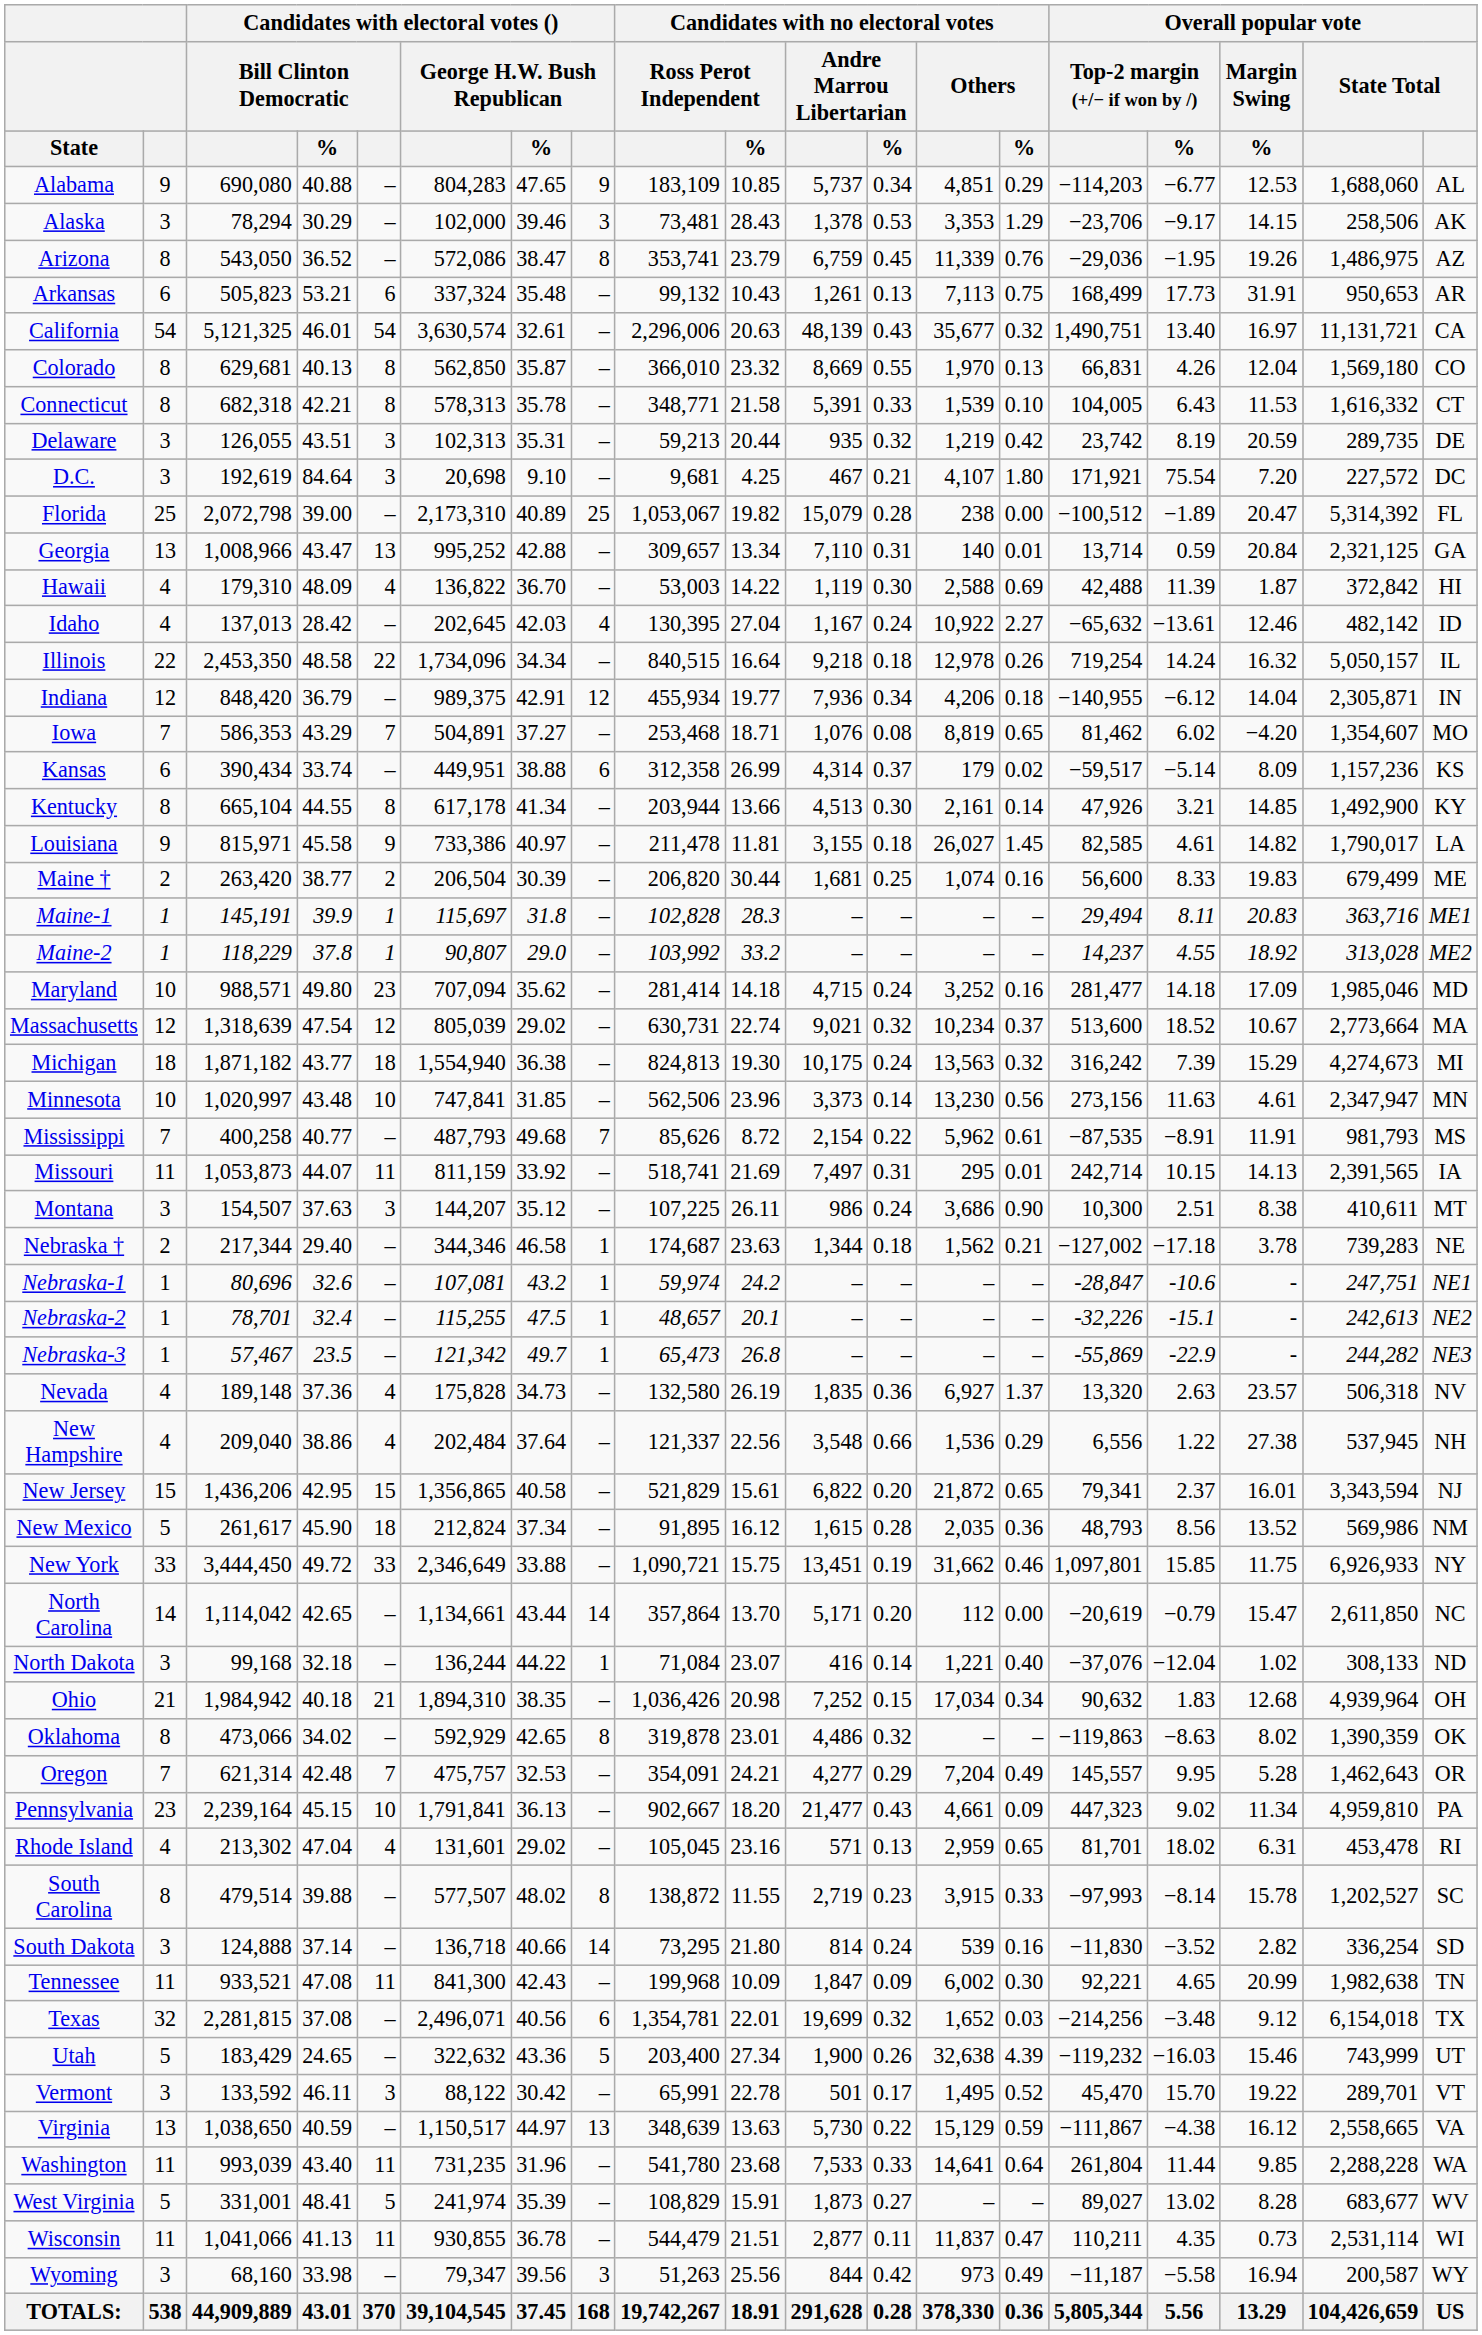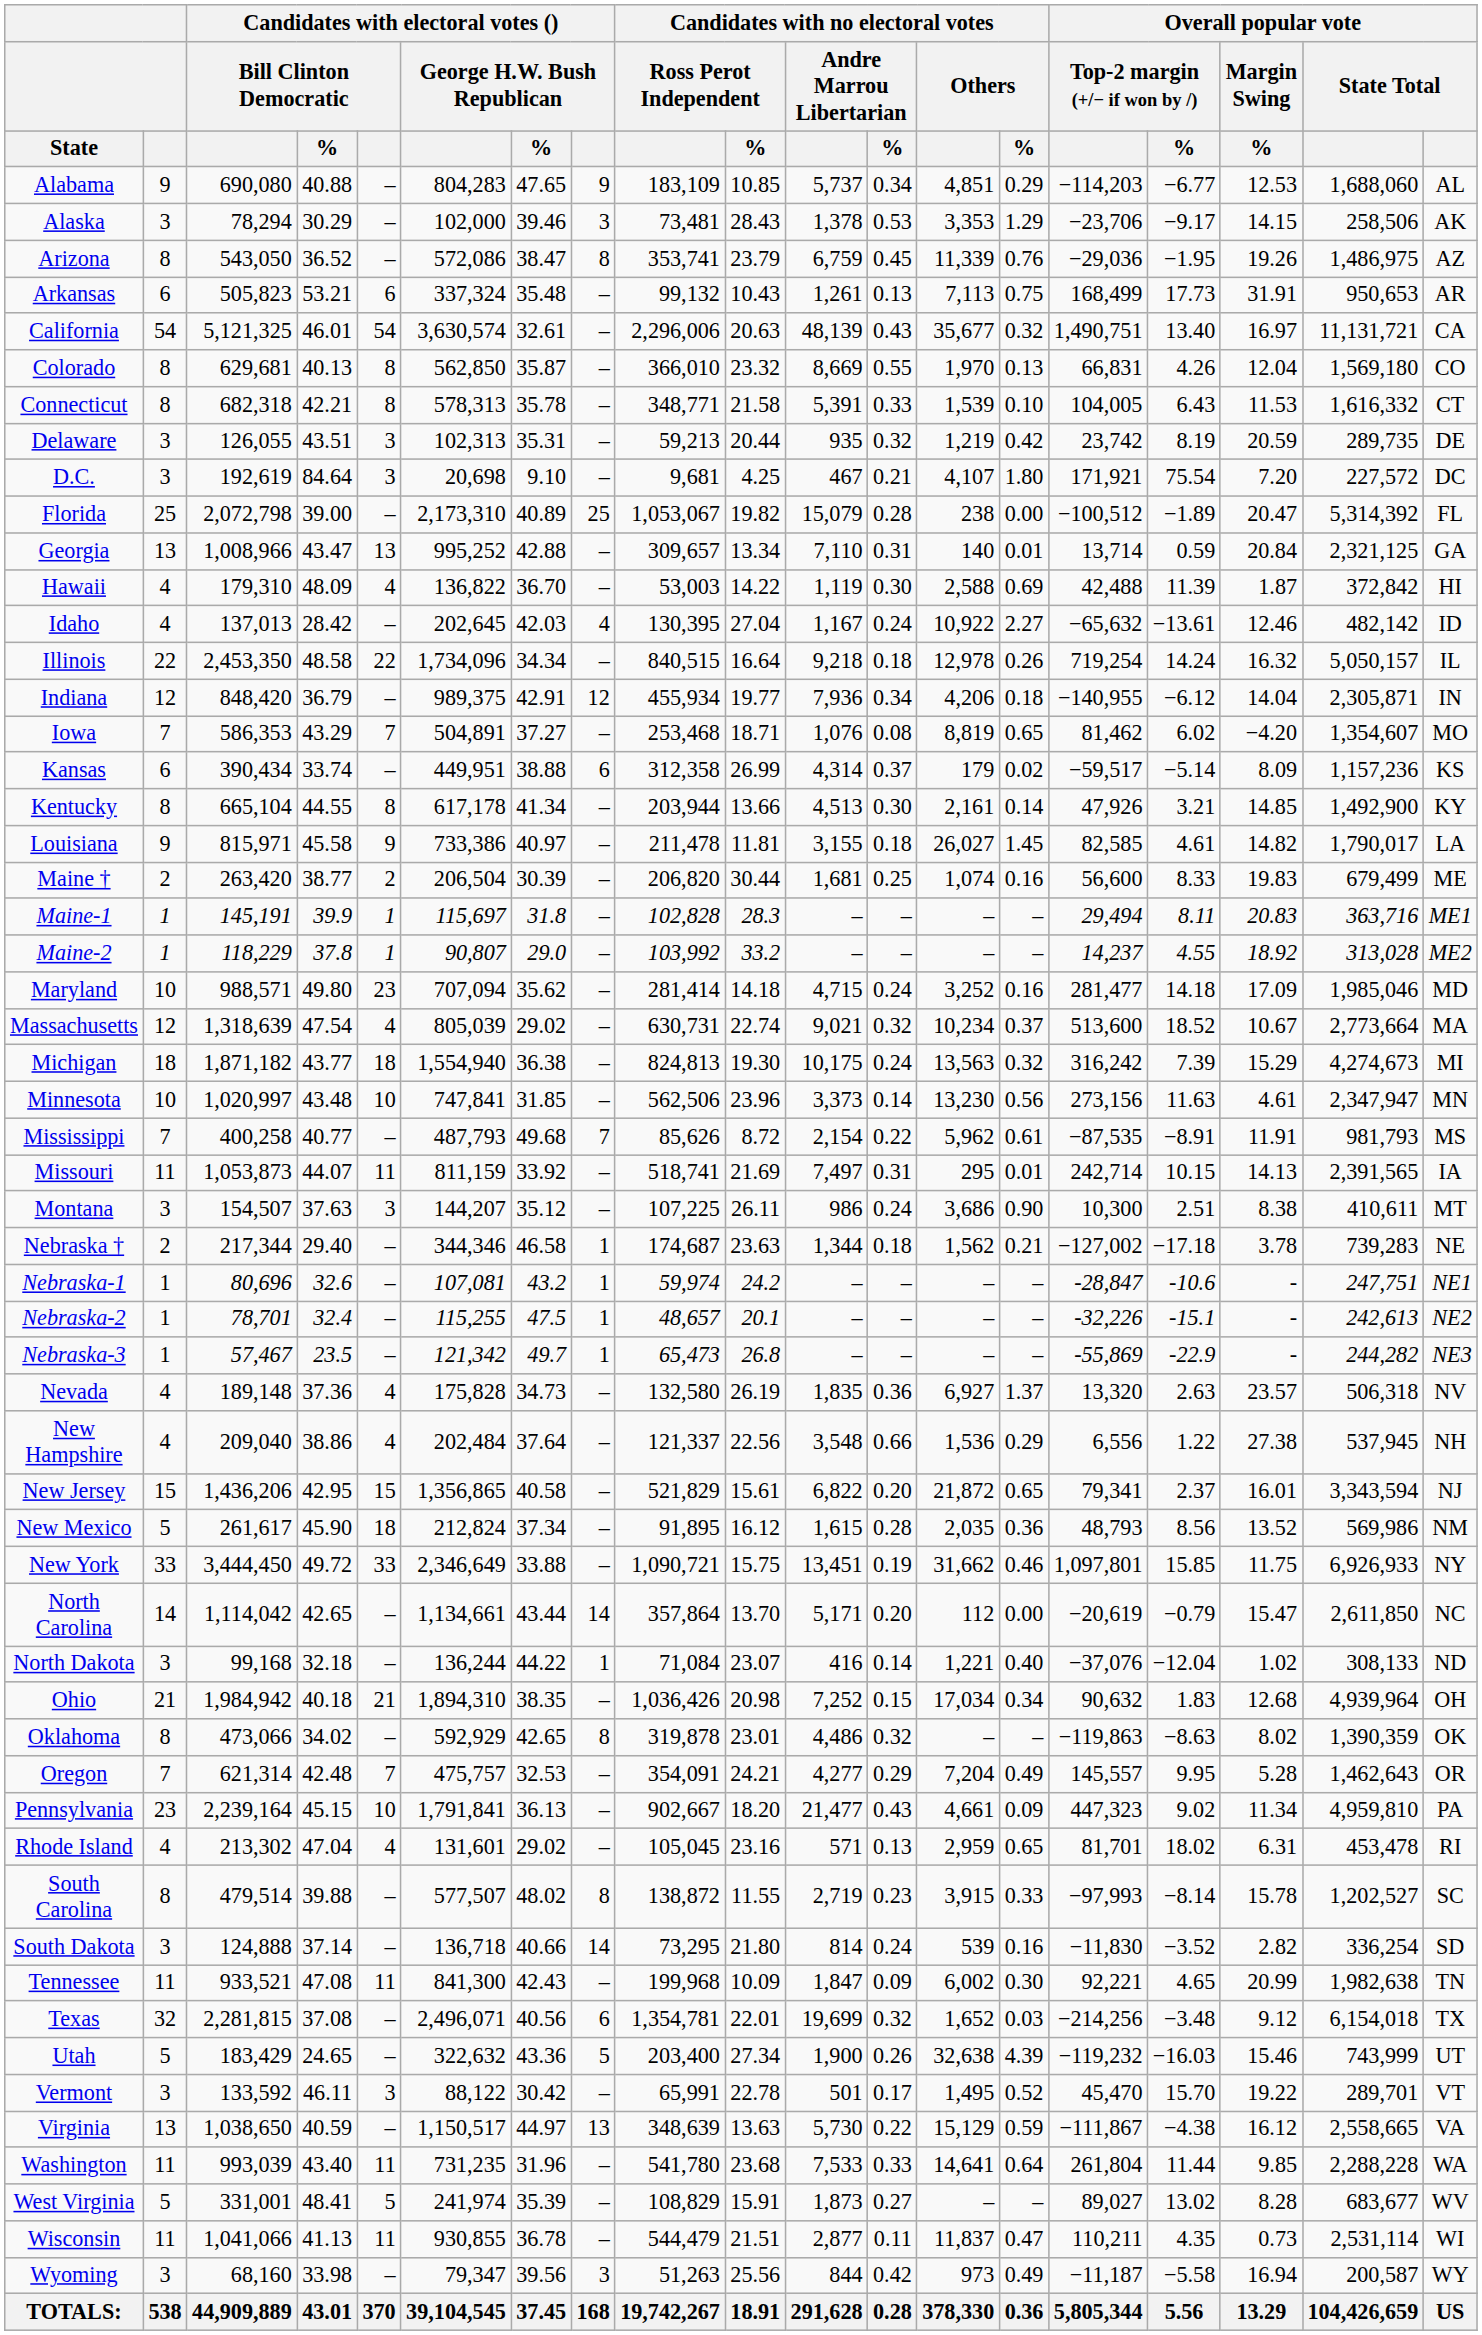(385, 1026) 12 -> (390, 1026) 4
